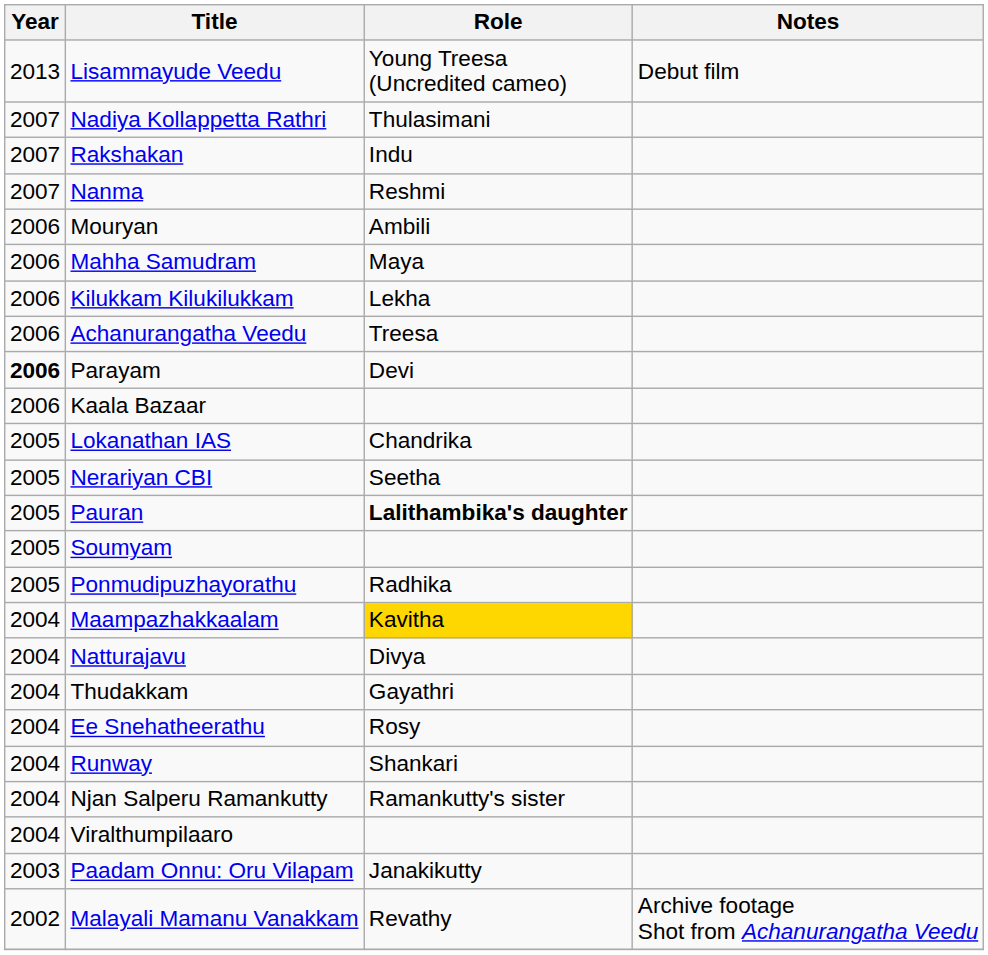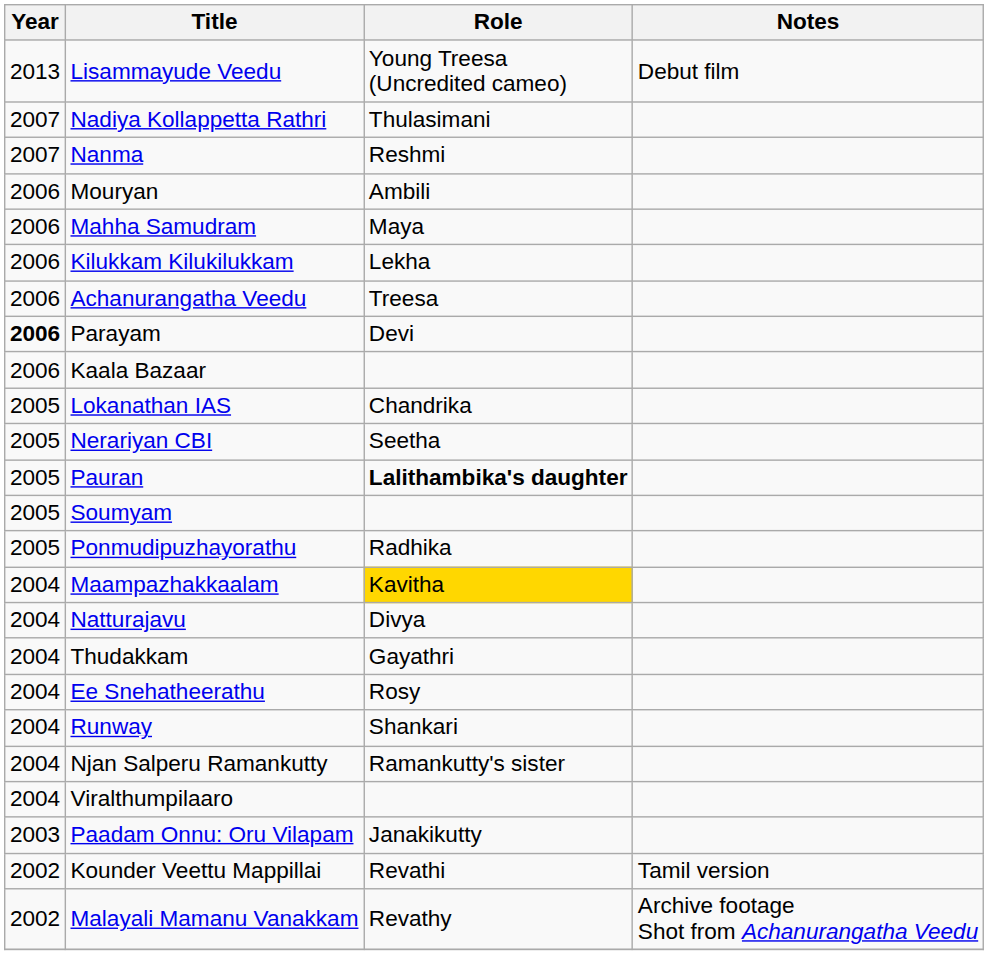- row: (127, 155)
+ row: (196, 870)
